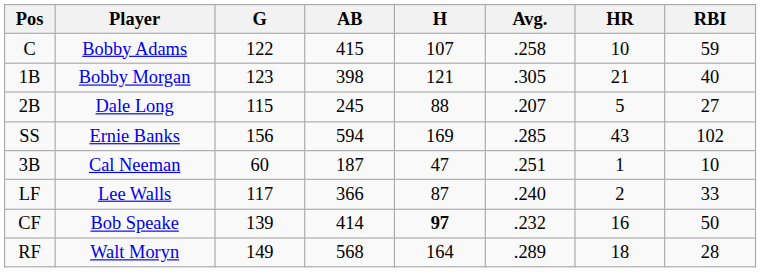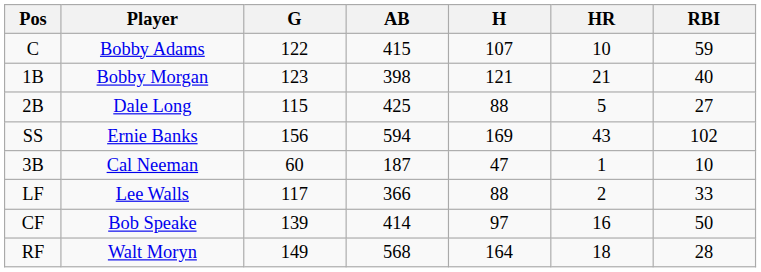- column: (530, 19)
(350, 106) 245 -> (397, 106) 425
(440, 194) 87 -> (499, 194) 88
(440, 223) bold -> (499, 223) normal
